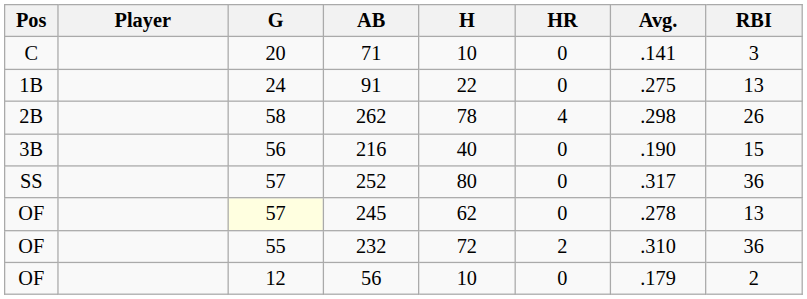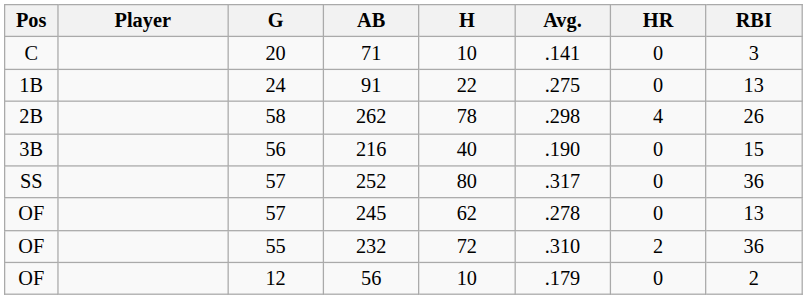columns swapped: (658, 20) <-> (562, 20)
(276, 213) lightyellow background -> (276, 213) no background
